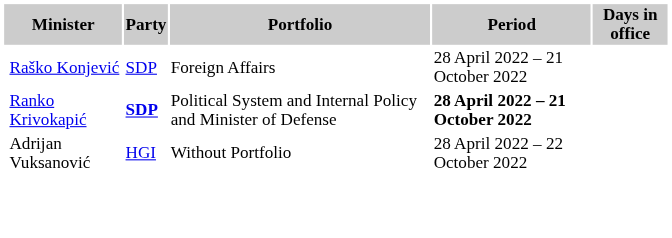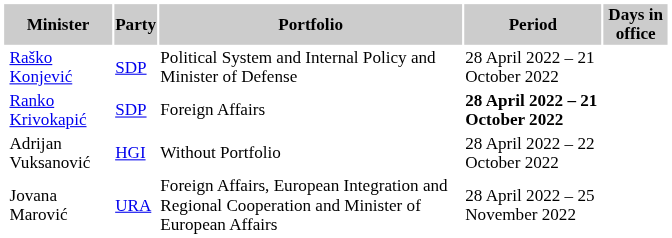(223, 67) Foreign Affairs -> (298, 67) Political System and Internal Policy and Minister of Defense
(142, 110) bold -> (131, 110) normal
(294, 110) Political System and Internal Policy and Minister of Defense -> (213, 110) Foreign Affairs
+ row: (38, 205)
